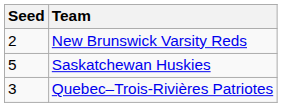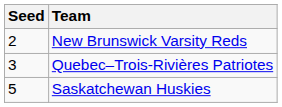rows swapped: (163, 89) <-> (131, 65)
